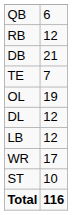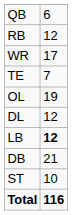rows swapped: (18, 158) <-> (16, 55)
(51, 138) normal -> (51, 138) bold
